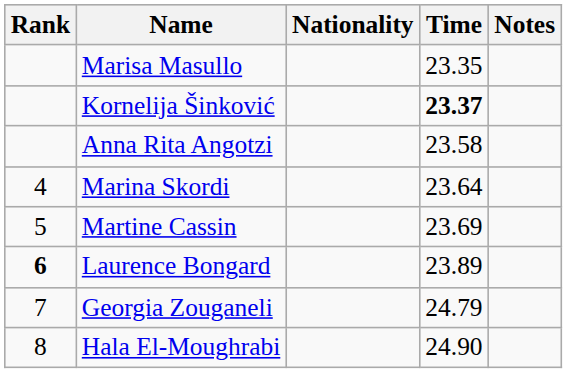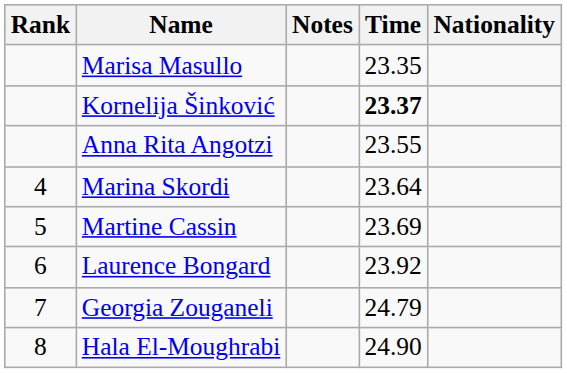columns swapped: (353, 24) <-> (525, 24)
(454, 145) 23.58 -> (393, 145) 23.55
(40, 266) bold -> (40, 266) normal
(454, 266) 23.89 -> (393, 266) 23.92
